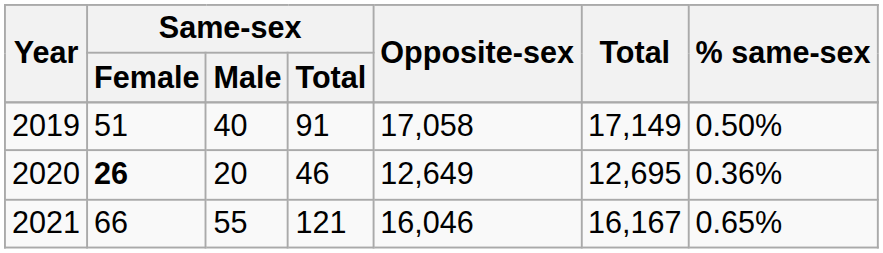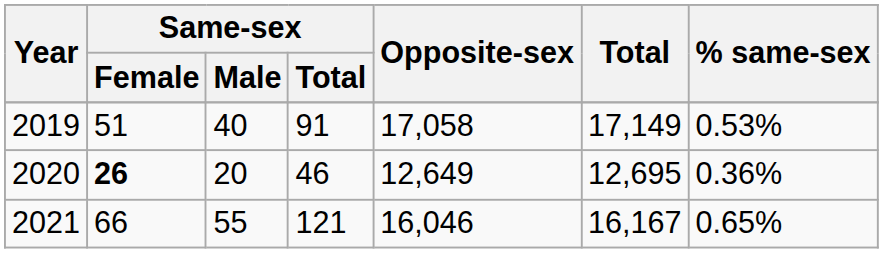(739, 125) 0.50% -> (739, 125) 0.53%
